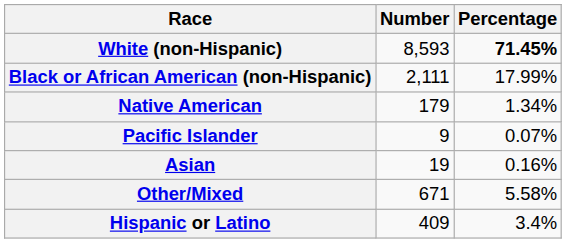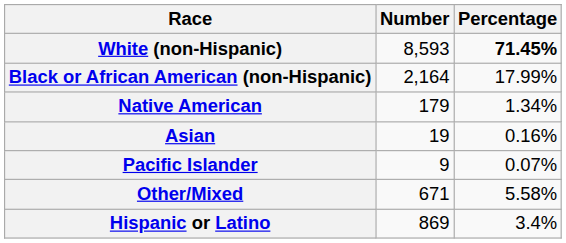(428, 77) 2,111 -> (426, 77) 2,164
rows swapped: (190, 164) <-> (190, 135)
(434, 223) 409 -> (434, 223) 869
